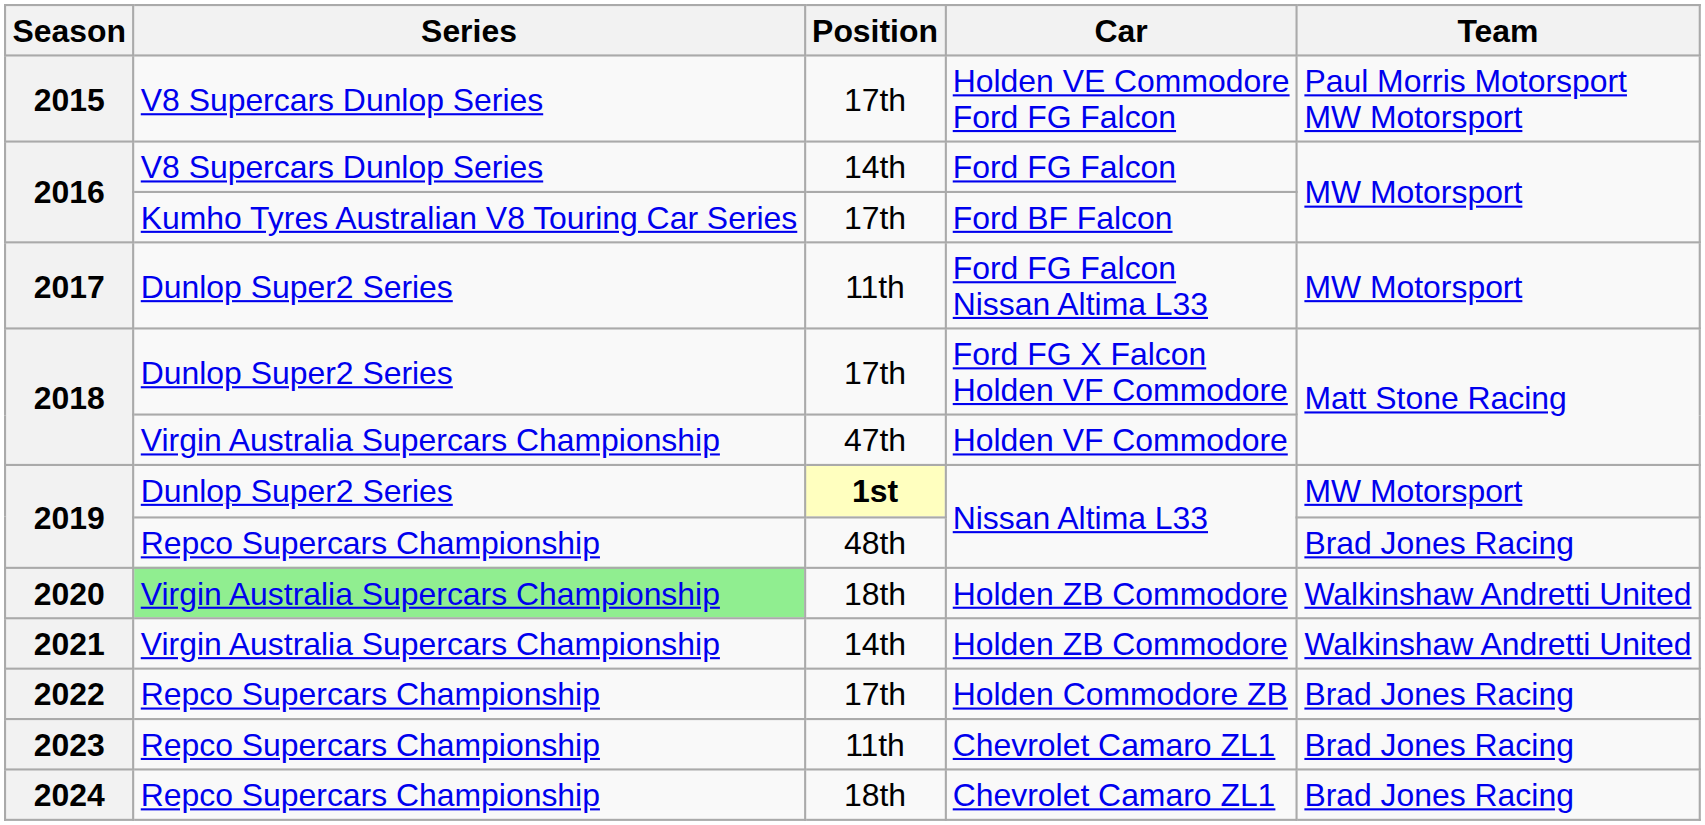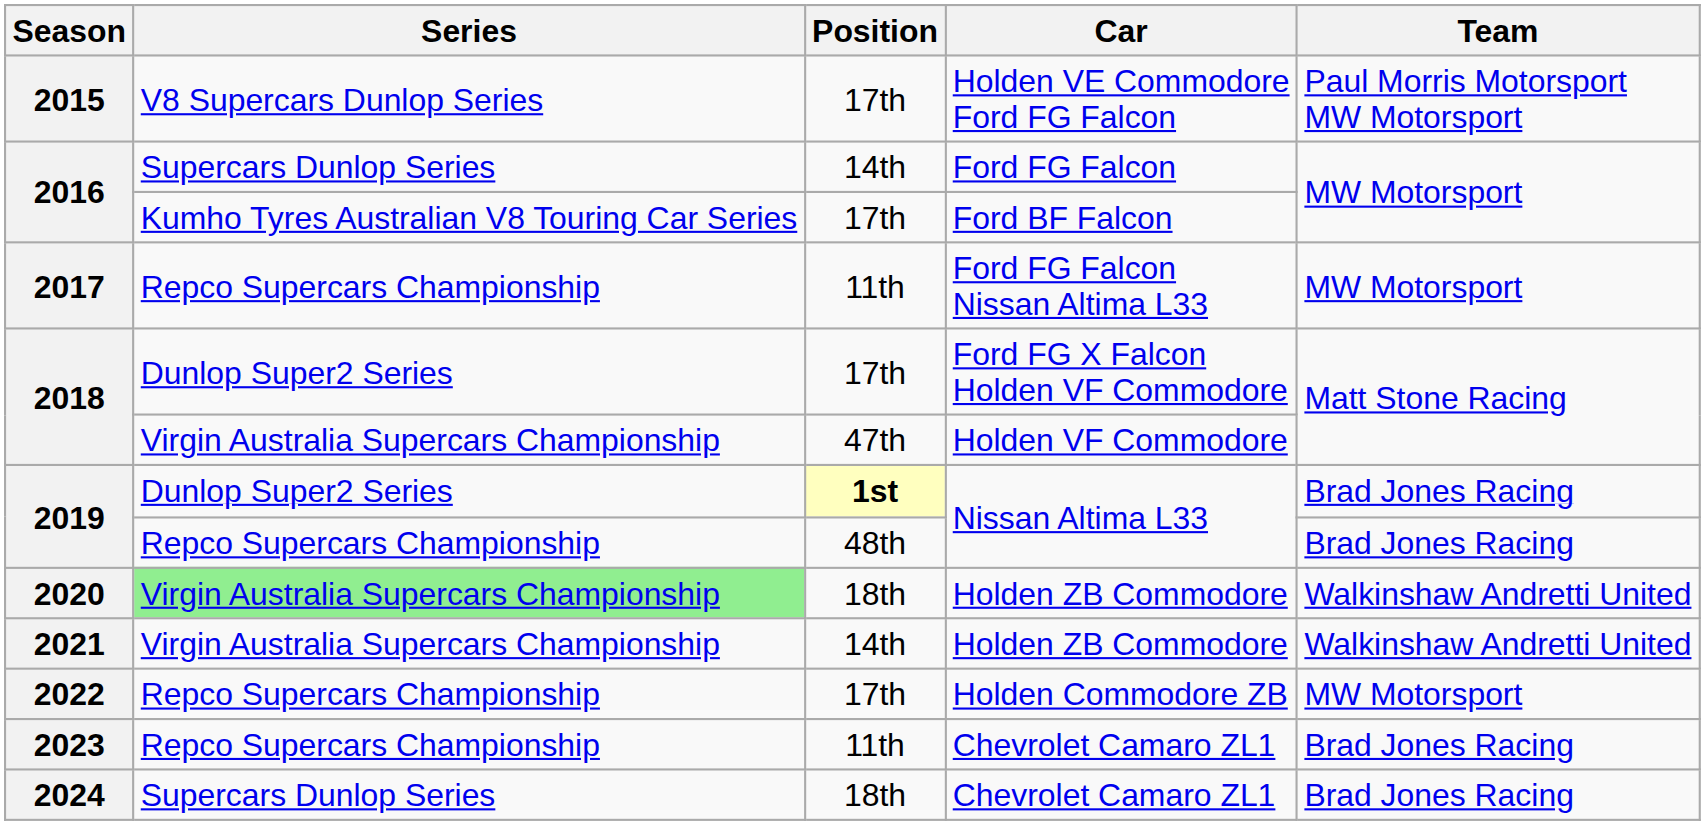(342, 167) V8 Supercars Dunlop Series -> (318, 167) Supercars Dunlop Series
(297, 286) Dunlop Super2 Series -> (370, 286) Repco Supercars Championship
(1413, 491) MW Motorsport -> (1439, 491) Brad Jones Racing
(1439, 693) Brad Jones Racing -> (1413, 693) MW Motorsport
(370, 795) Repco Supercars Championship -> (318, 795) Supercars Dunlop Series
